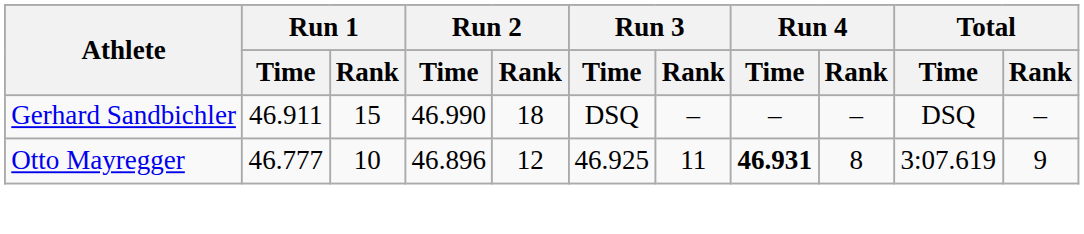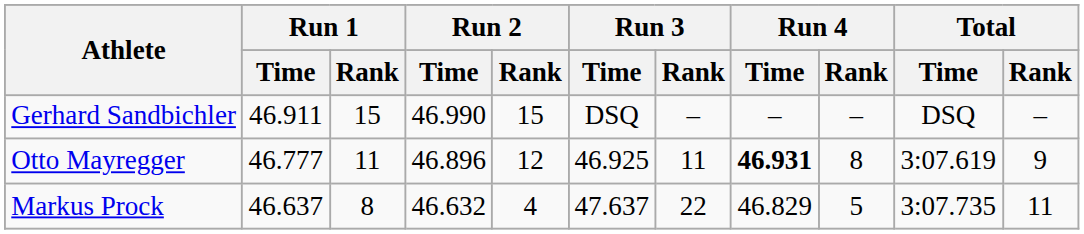(530, 116) 18 -> (530, 116) 15
(367, 161) 10 -> (367, 161) 11
+ row: (88, 205)
